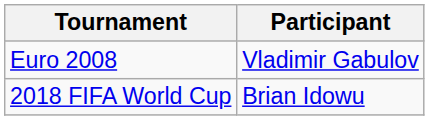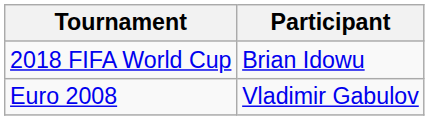rows swapped: (64, 59) <-> (121, 96)
